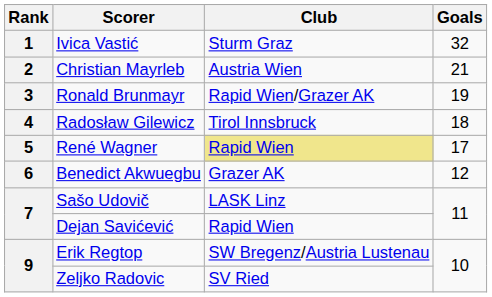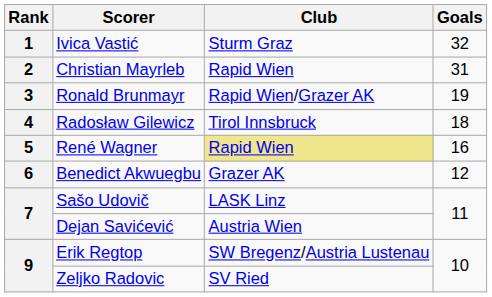(255, 69) Austria Wien -> (251, 69) Rapid Wien
(460, 69) 21 -> (460, 69) 31
(460, 148) 17 -> (460, 148) 16
(251, 226) Rapid Wien -> (255, 226) Austria Wien
